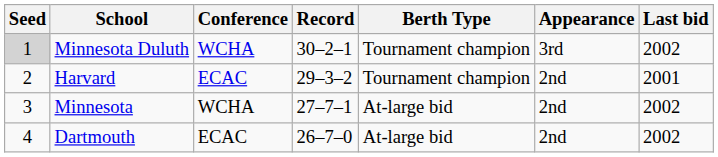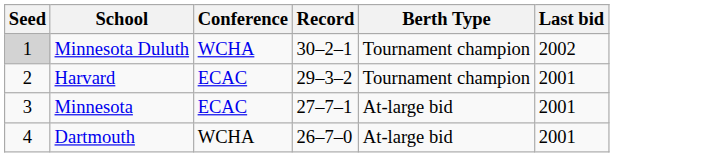- column: (587, 19)
(226, 107) WCHA -> (222, 107) ECAC
(662, 107) 2002 -> (557, 107) 2001
(222, 136) ECAC -> (226, 136) WCHA
(662, 136) 2002 -> (557, 136) 2001
